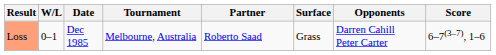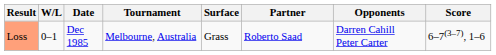columns swapped: (314, 13) <-> (247, 13)
